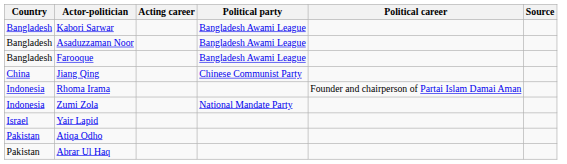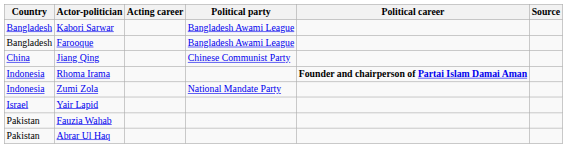- row: (95, 43)
(416, 89) normal -> (413, 74) bold
- row: (80, 136)
+ row: (84, 120)
